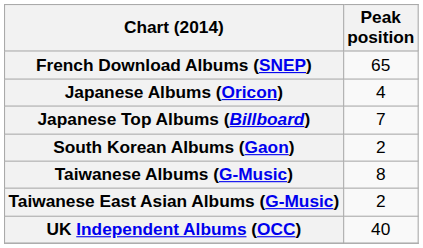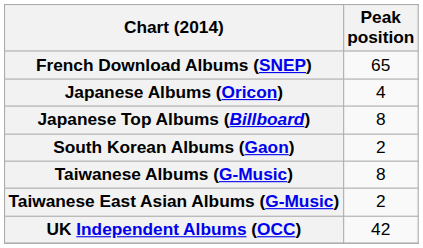(381, 119) 7 -> (381, 119) 8
(381, 229) 40 -> (381, 229) 42
